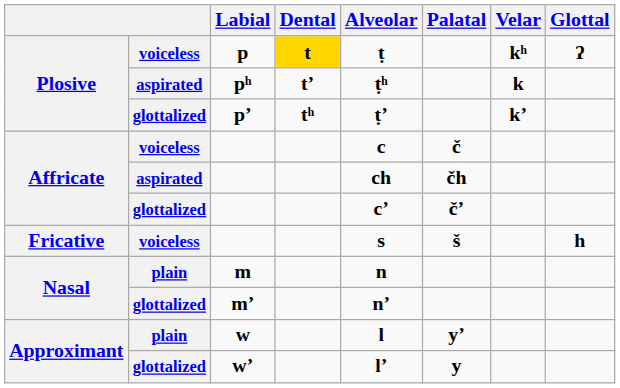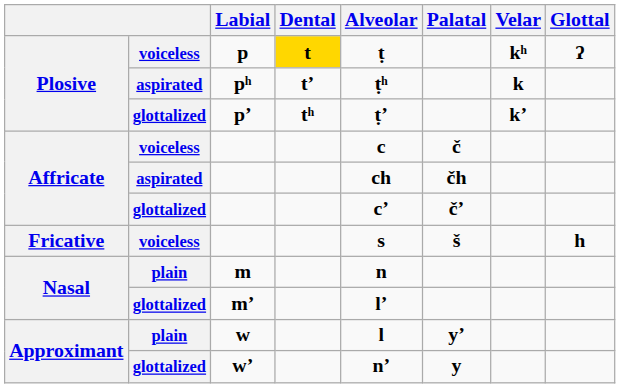(381, 303) nʼ -> (381, 303) lʼ
(381, 366) lʼ -> (381, 366) nʼ
